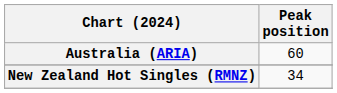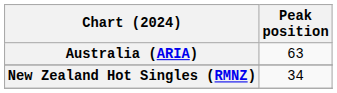(296, 54) 60 -> (296, 54) 63
